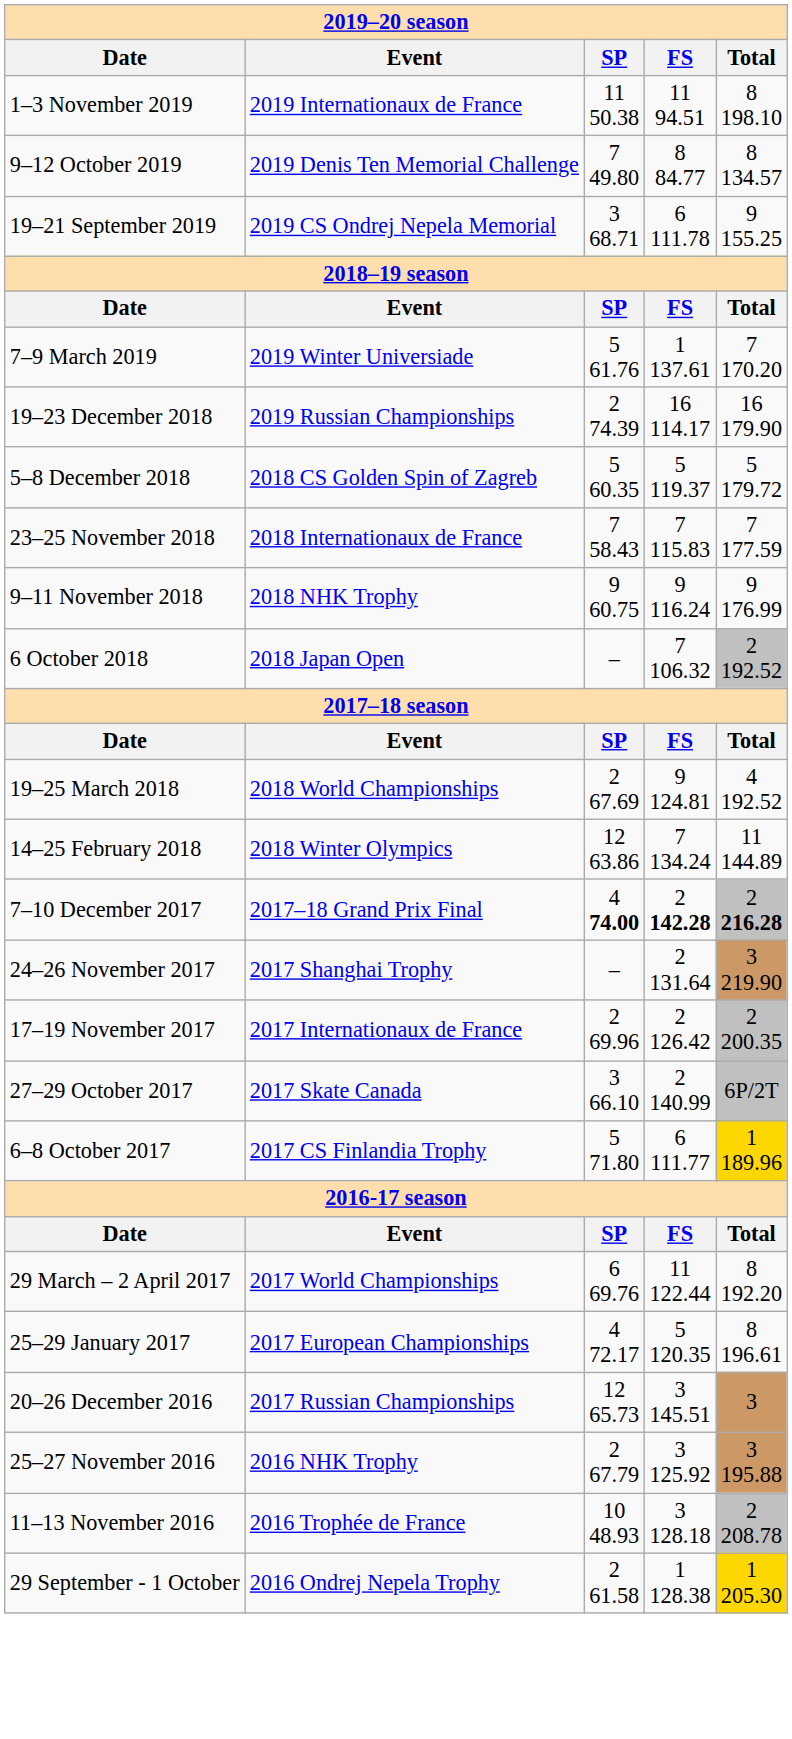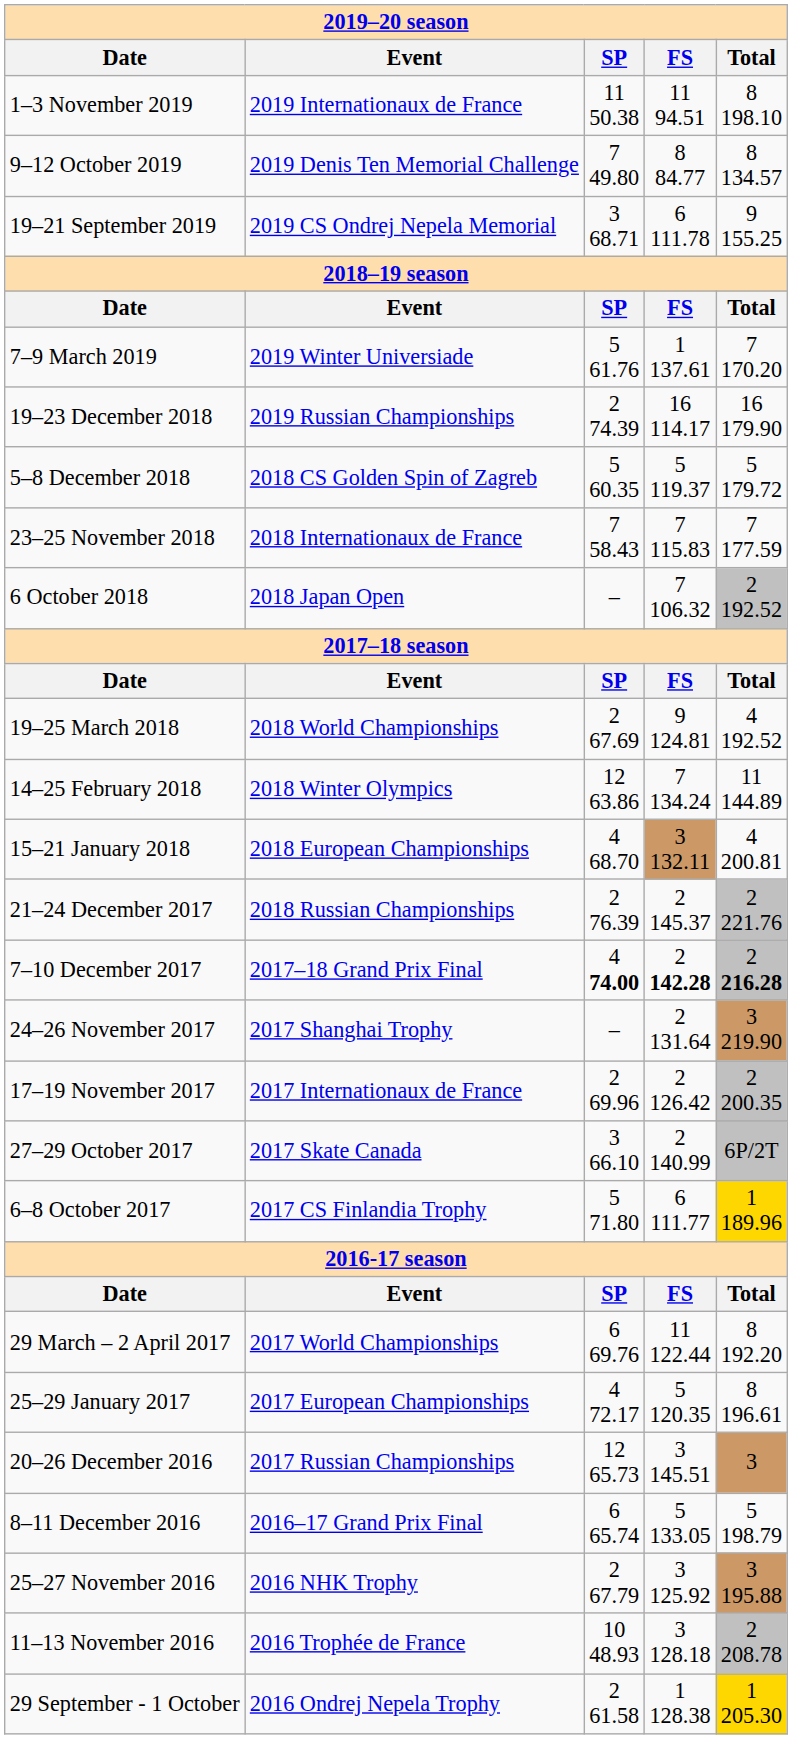- row: (106, 597)
+ row: (100, 849)
+ row: (111, 909)
+ row: (105, 1522)
